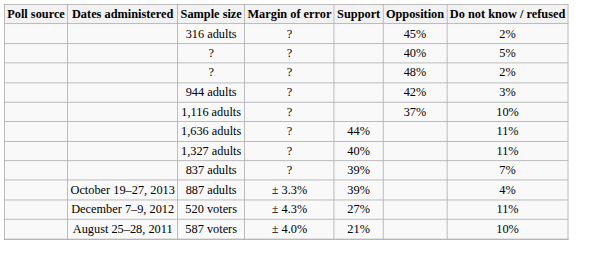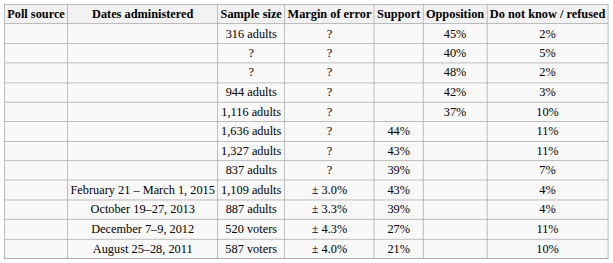(359, 151) 40% -> (399, 151) 43%
+ row: (143, 190)
